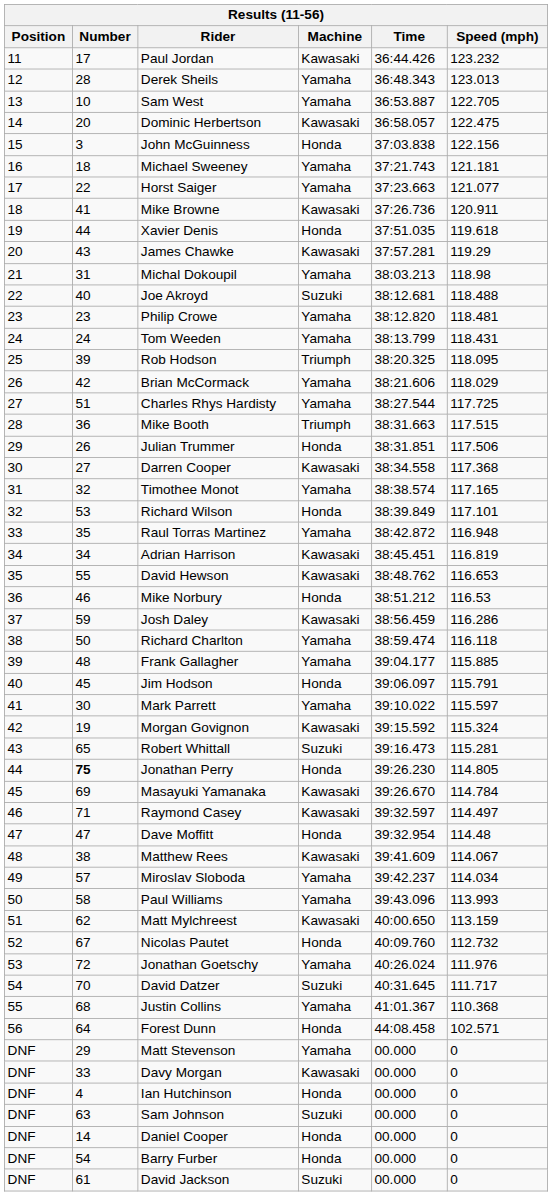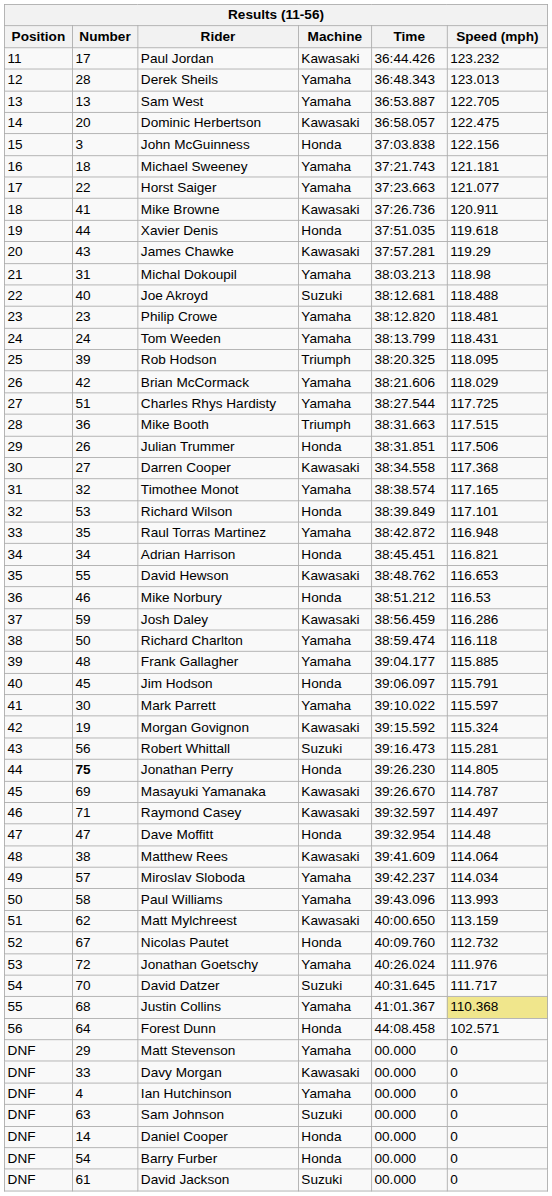(83, 101) 10 -> (83, 101) 13
(330, 554) Kawasaki -> (321, 554) Honda
(474, 554) 116.819 -> (474, 554) 116.821
(83, 748) 65 -> (83, 748) 56
(474, 791) 114.784 -> (474, 791) 114.787
(474, 856) 114.067 -> (474, 856) 114.064
(474, 1007) no background -> (474, 1007) khaki background
(321, 1093) Honda -> (326, 1093) Yamaha
